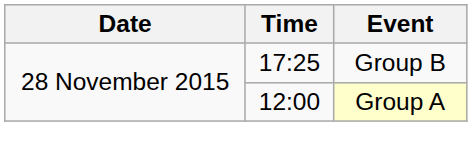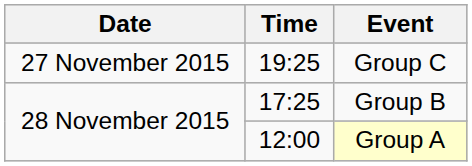+ row: (400, 62)
